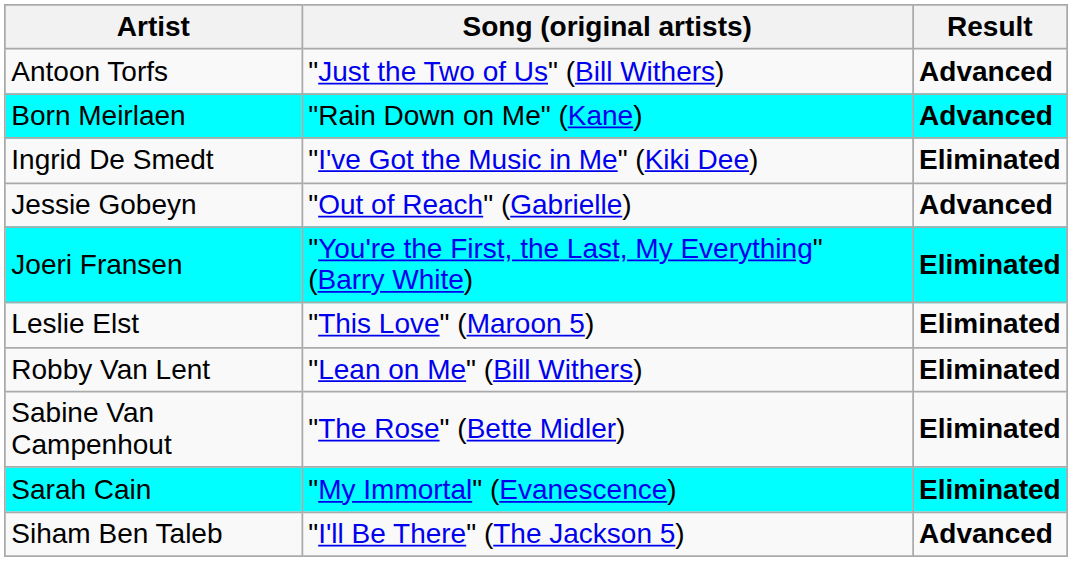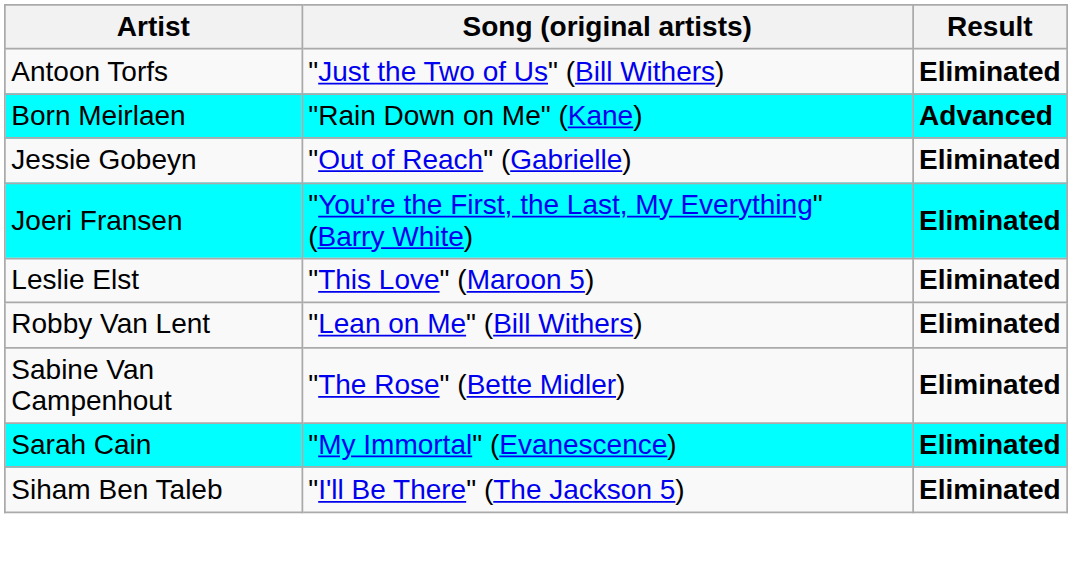(986, 71) Advanced -> (990, 71) Eliminated
- row: (112, 159)
(986, 204) Advanced -> (990, 159) Eliminated
(986, 533) Advanced -> (990, 489) Eliminated
